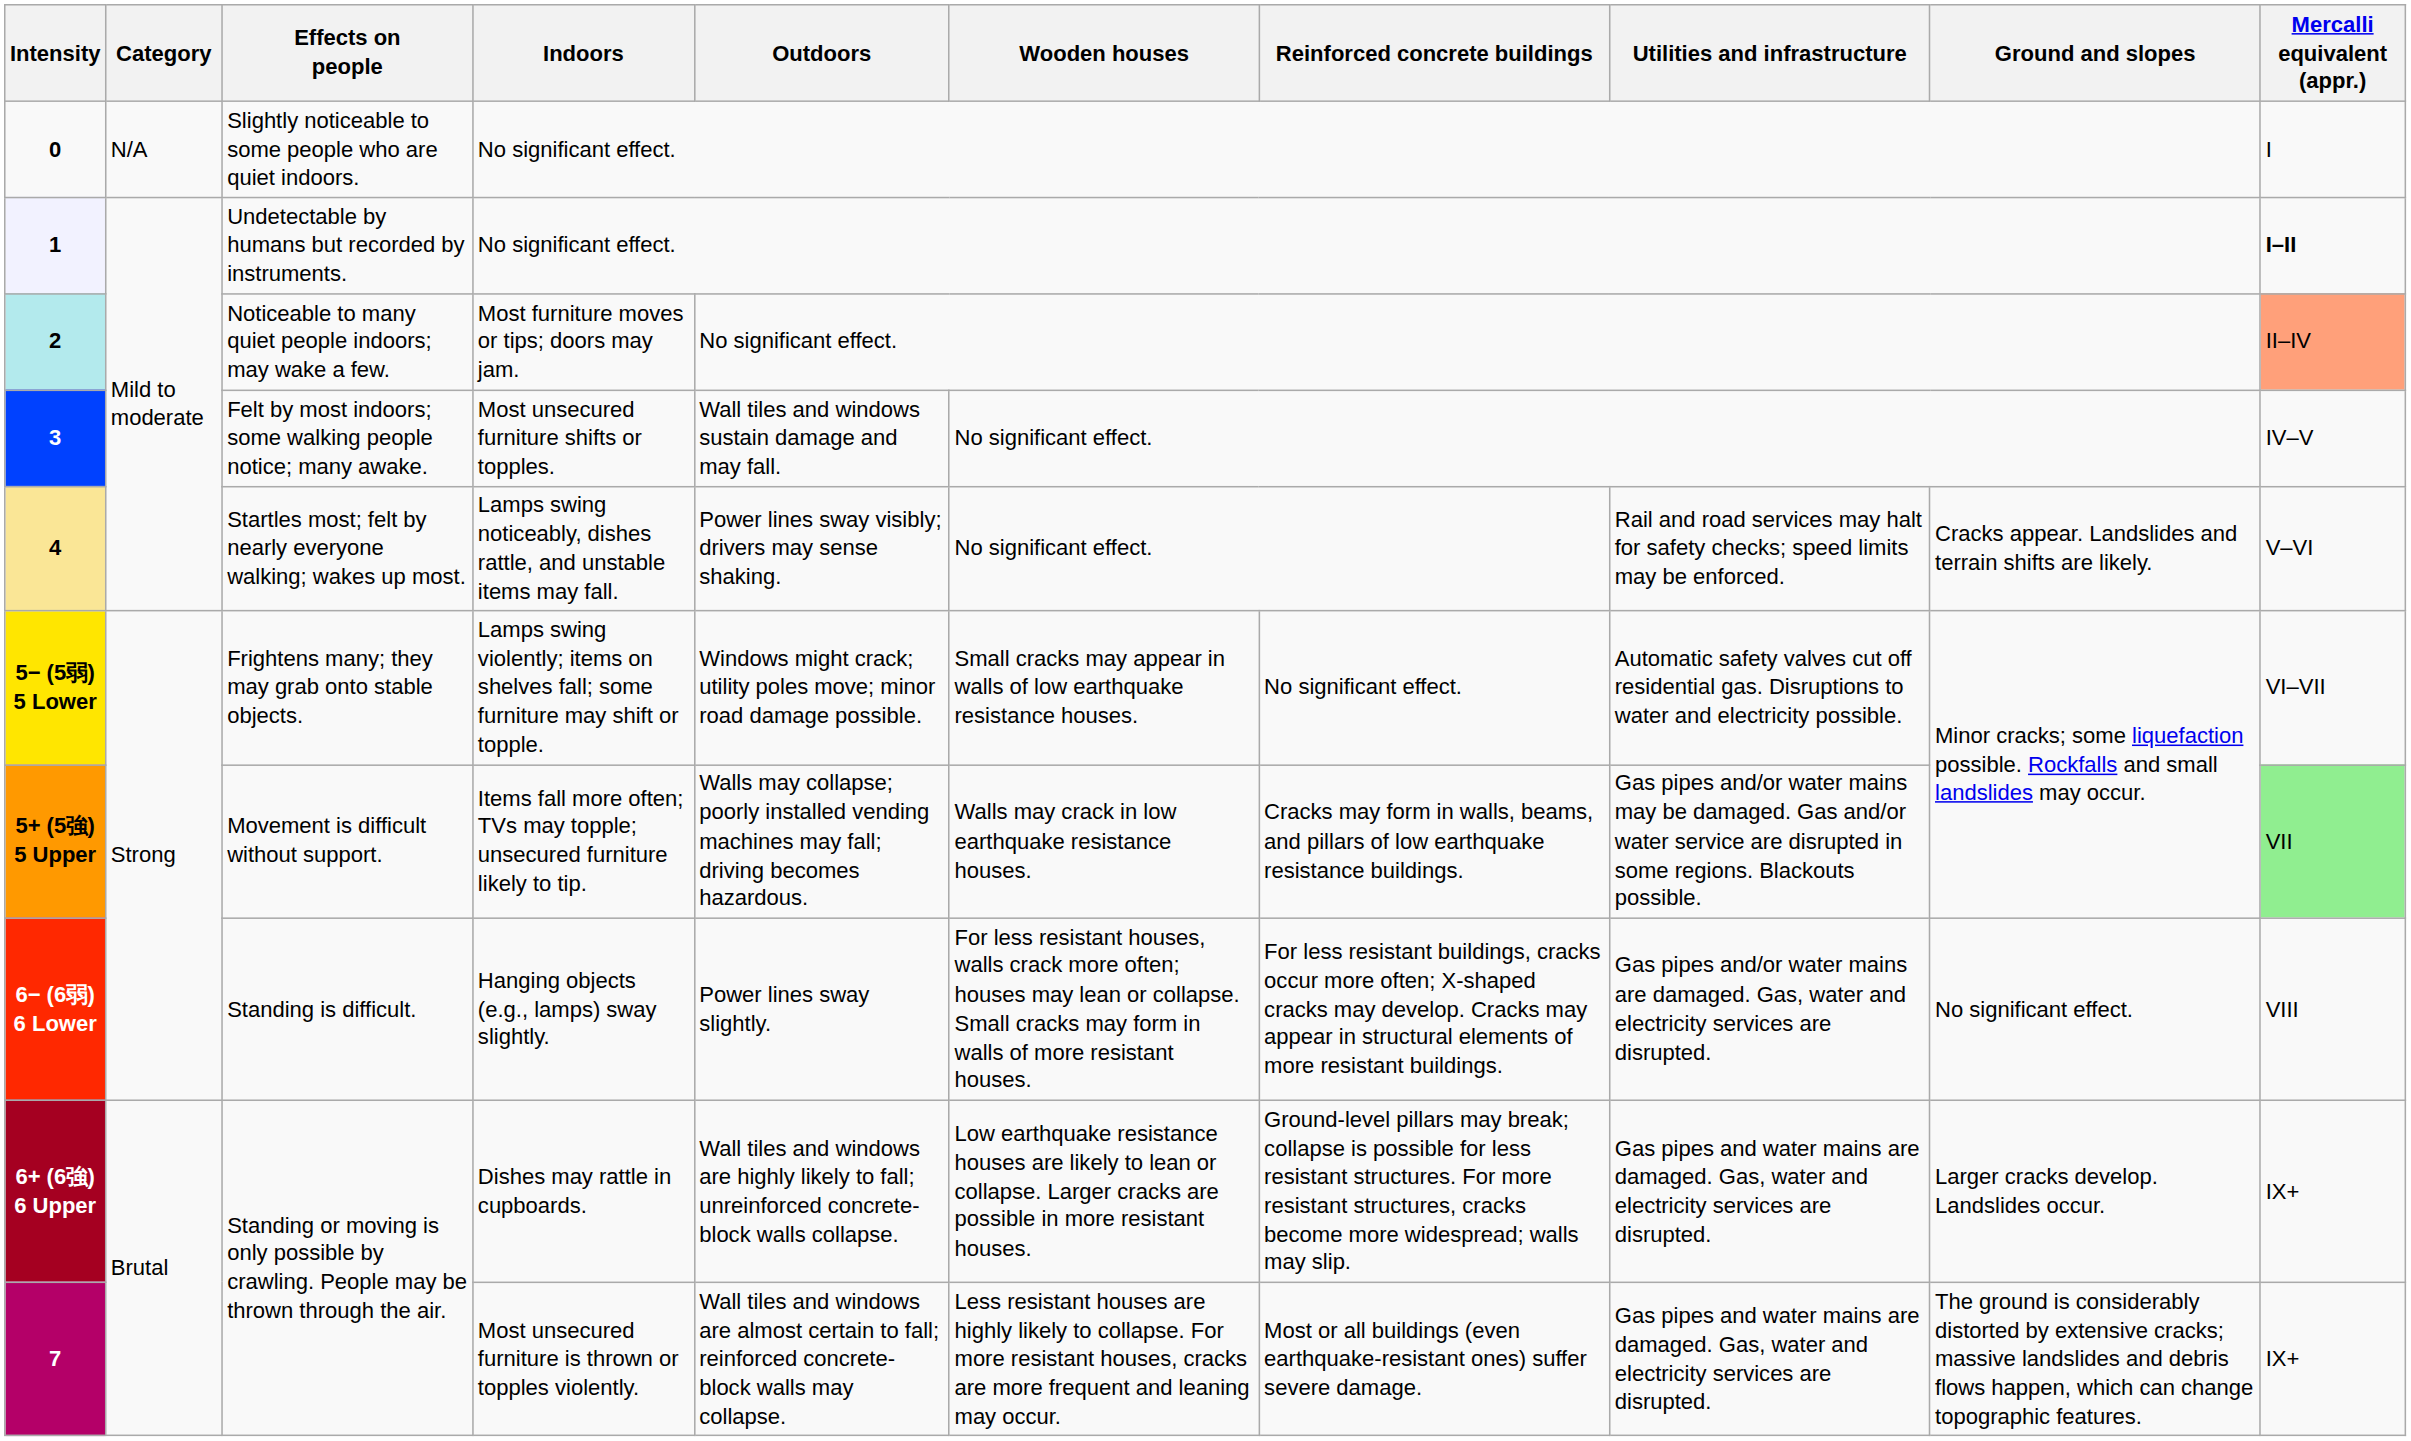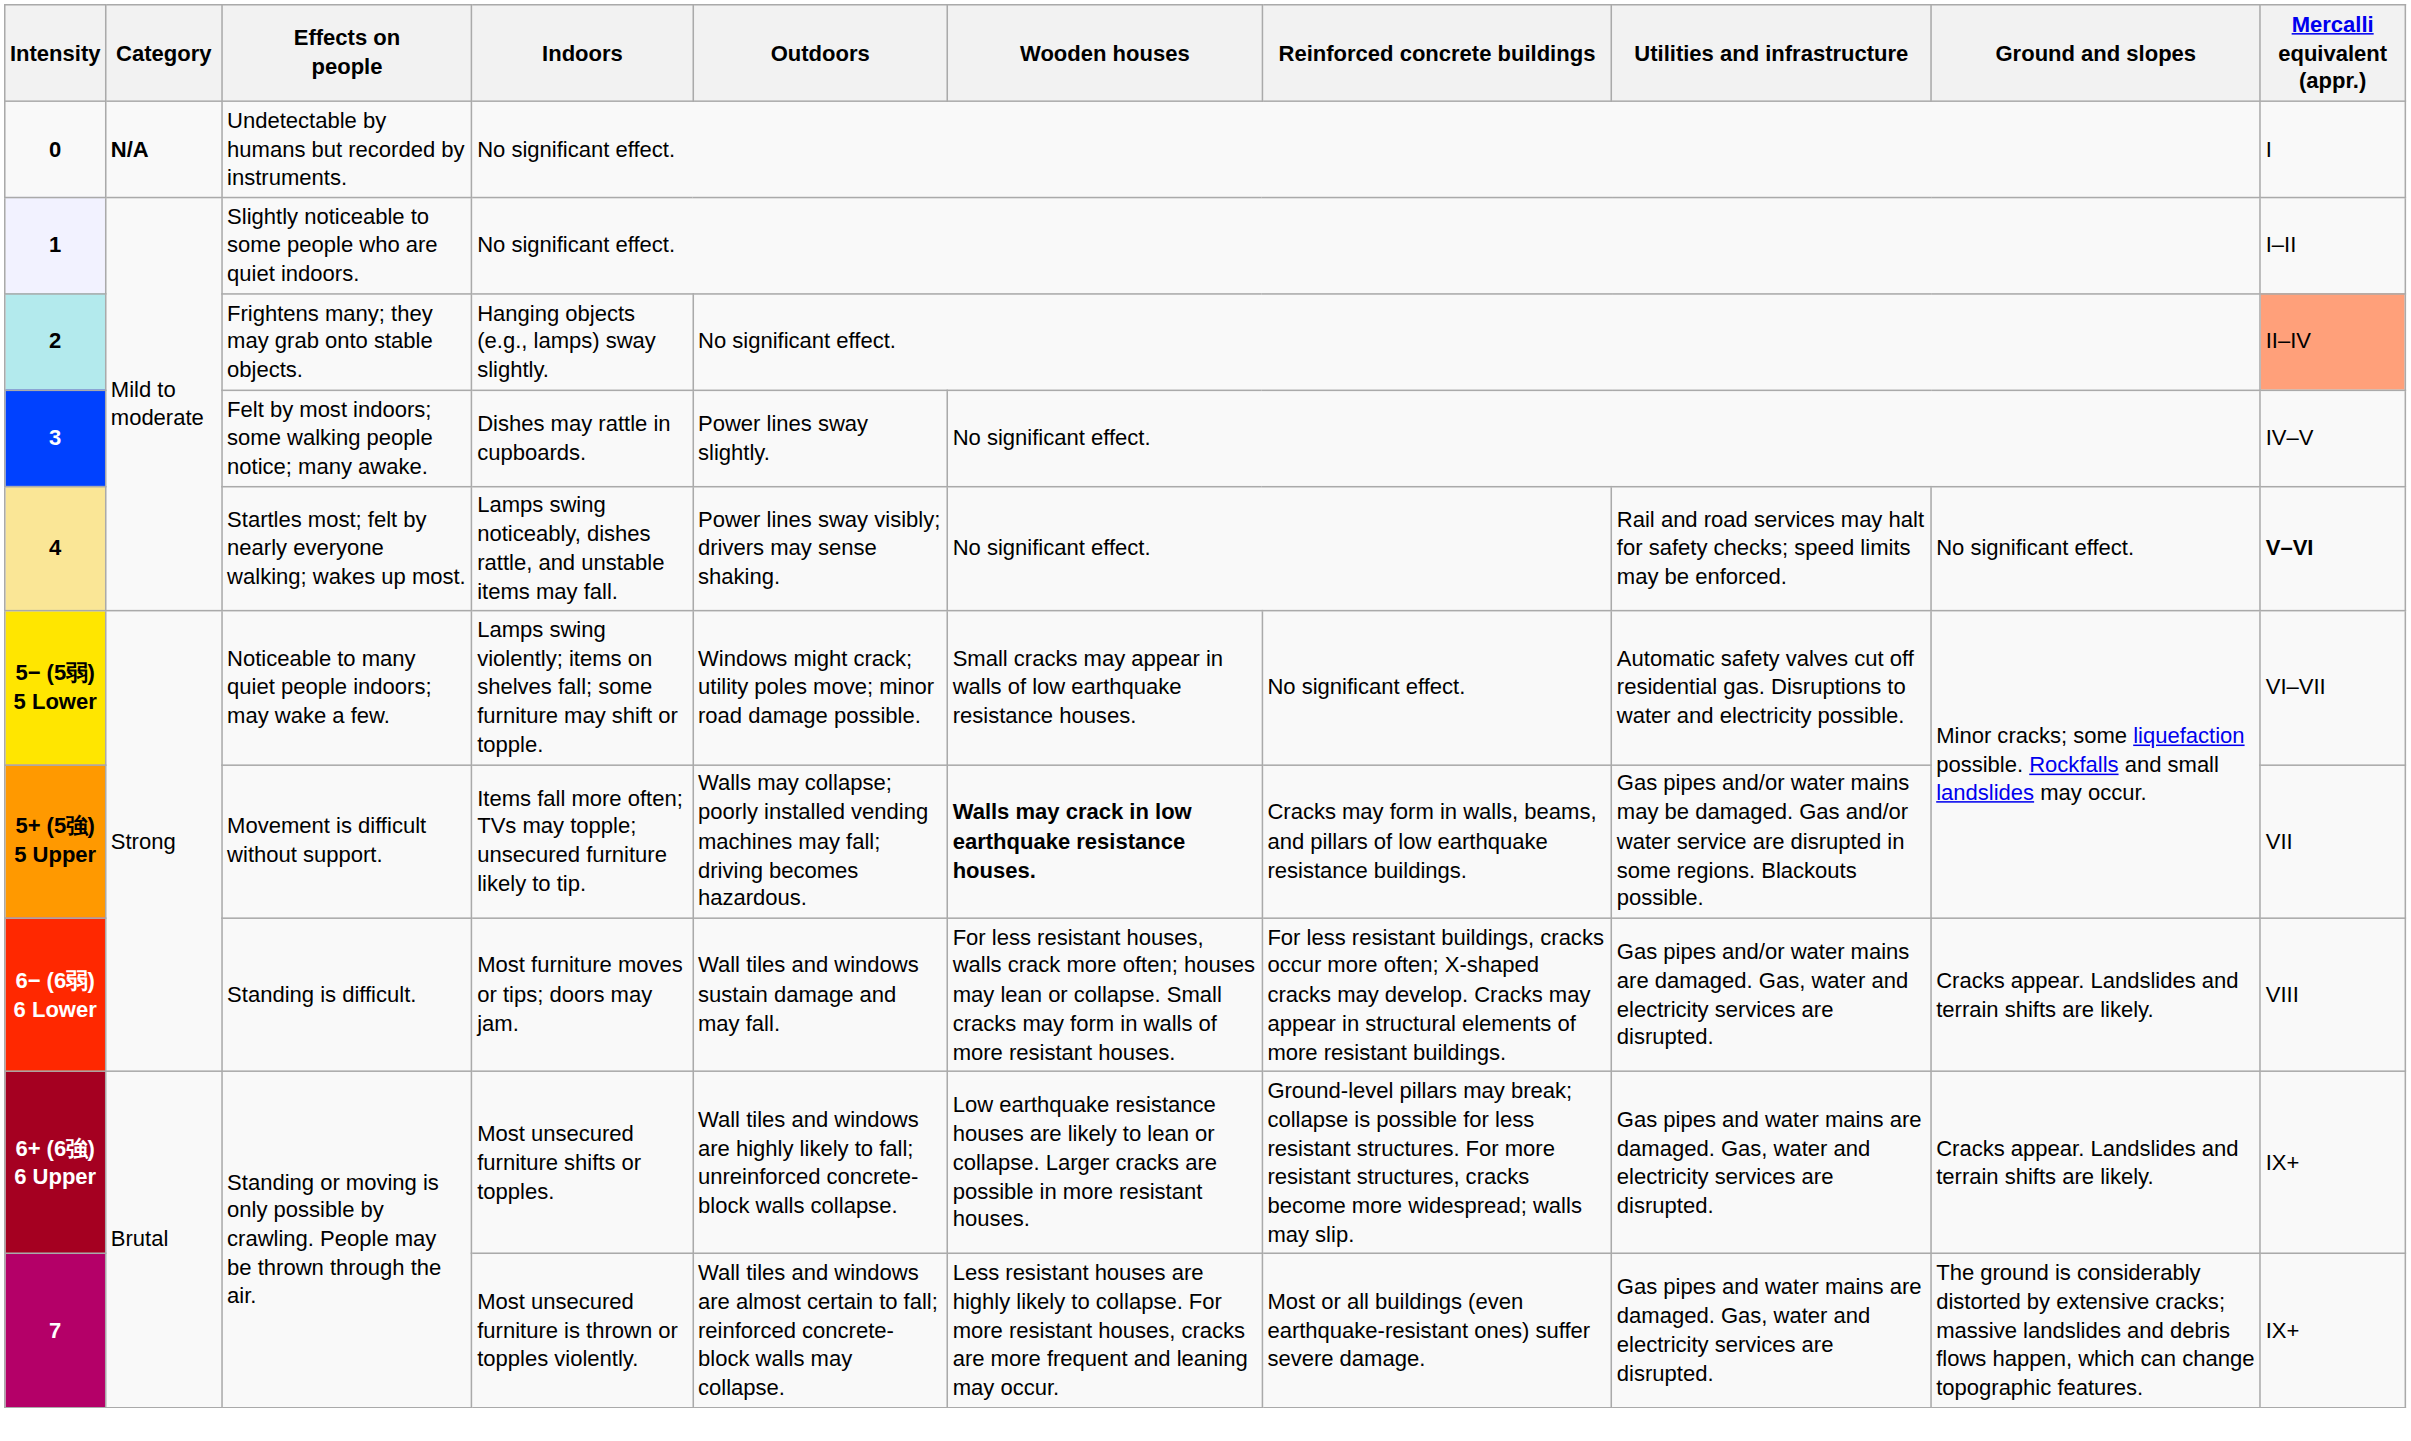(129, 149) normal -> (130, 149) bold
(332, 149) Slightly noticeable to some people who are quiet indoors. -> (346, 149) Undetectable by humans but recorded by instruments.
(346, 245) Undetectable by humans but recorded by instruments. -> (332, 245) Slightly noticeable to some people who are quiet indoors.
(2281, 245) bold -> (2281, 245) normal
(329, 341) Noticeable to many quiet people indoors; may wake a few. -> (330, 341) Frightens many; they may grab onto stable objects.
(581, 341) Most furniture moves or tips; doors may jam. -> (567, 341) Hanging objects (e.g., lamps) sway slightly.
(560, 438) Most unsecured furniture shifts or topples. -> (574, 438) Dishes may rattle in cupboards.
(810, 438) Wall tiles and windows sustain damage and may fall. -> (783, 438) Power lines sway slightly.
(2086, 548) Cracks appear. Landslides and terrain shifts are likely. -> (2035, 548) No significant effect.
(2290, 548) normal -> (2290, 548) bold
(330, 687) Frightens many; they may grab onto stable objects. -> (329, 687) Noticeable to many quiet people indoors; may wake a few.
(1065, 841) normal -> (1072, 841) bold
(2279, 841) lightgreen background -> (2279, 841) no background
(567, 1009) Hanging objects (e.g., lamps) sway slightly. -> (580, 995) Most furniture moves or tips; doors may jam.
(784, 1009) Power lines sway slightly. -> (808, 995) Wall tiles and windows sustain damage and may fall.
(2034, 1009) No significant effect. -> (2087, 995) Cracks appear. Landslides and terrain shifts are likely.
(575, 1191) Dishes may rattle in cupboards. -> (559, 1162) Most unsecured furniture shifts or topples.
(2046, 1191) Larger cracks develop. Landslides occur. -> (2087, 1162) Cracks appear. Landslides and terrain shifts are likely.
